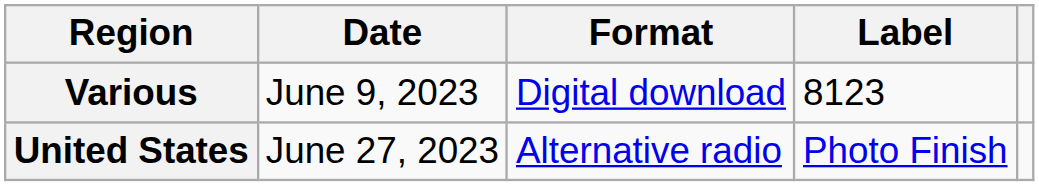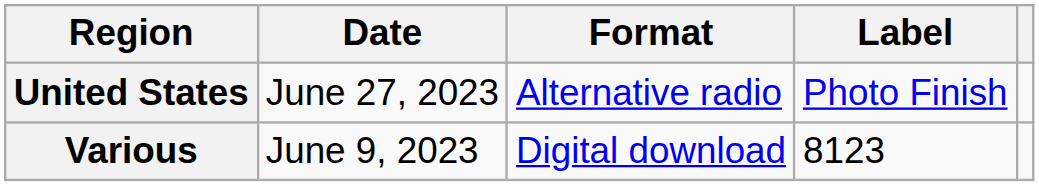rows swapped: (131, 92) <-> (131, 150)
